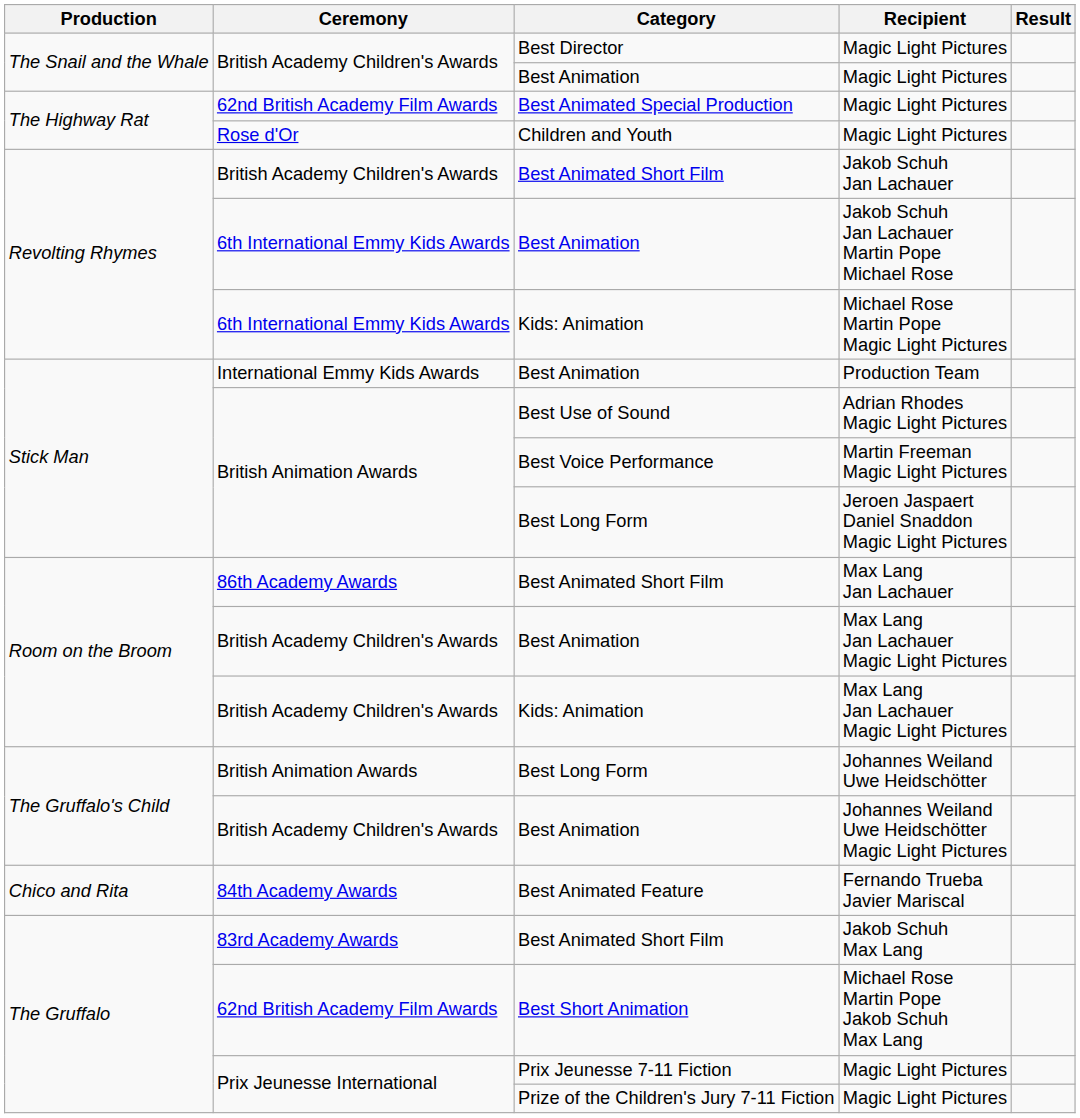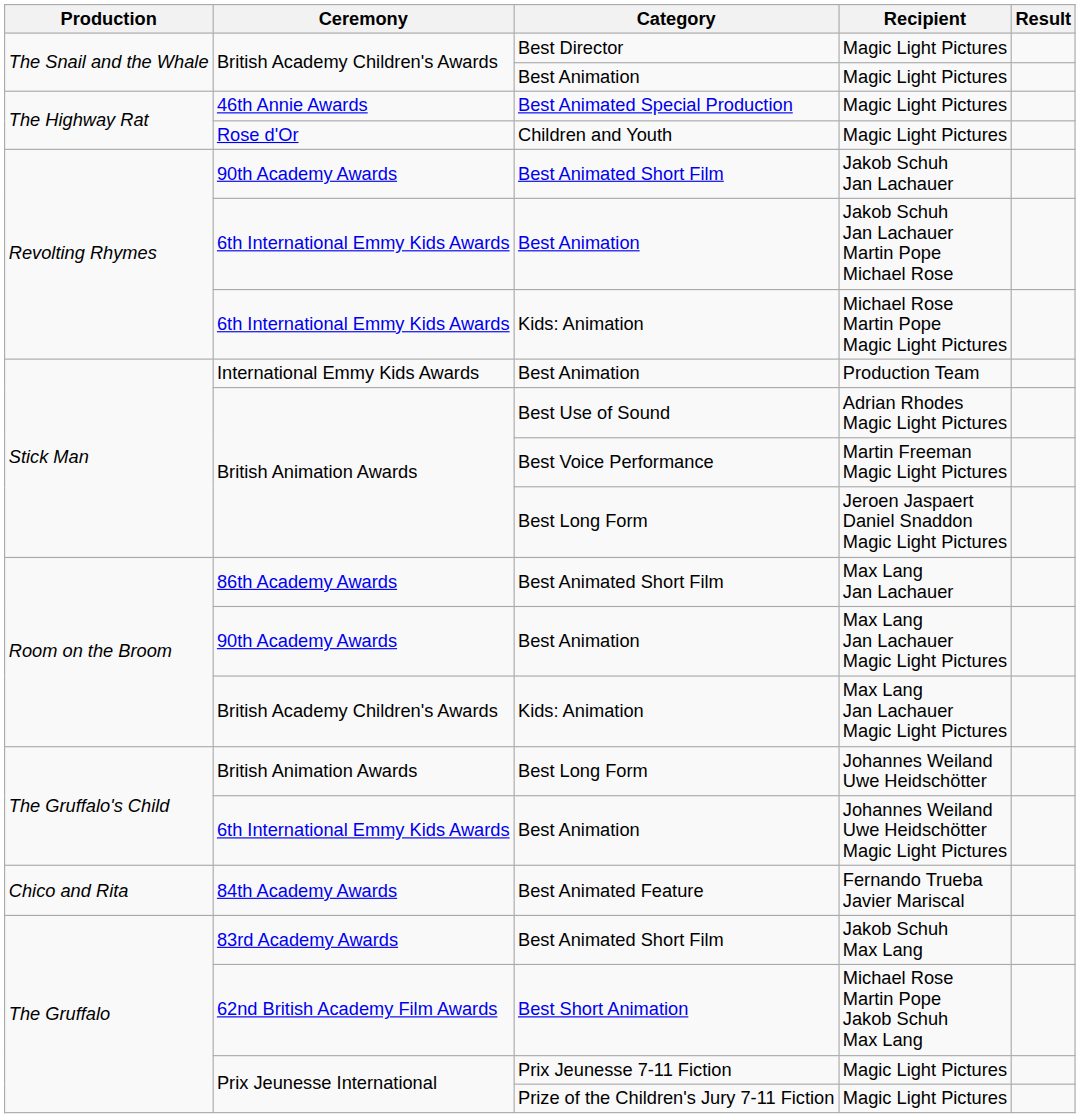(357, 105) 62nd British Academy Film Awards -> (292, 105) 46th Annie Awards
(357, 173) British Academy Children's Awards -> (307, 173) 90th Academy Awards
(357, 641) British Academy Children's Awards -> (307, 641) 90th Academy Awards
(357, 830) British Academy Children's Awards -> (363, 830) 6th International Emmy Kids Awards
